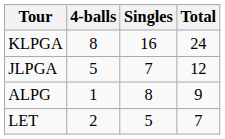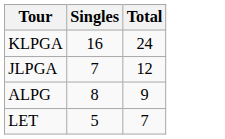- column: (93, 17)
